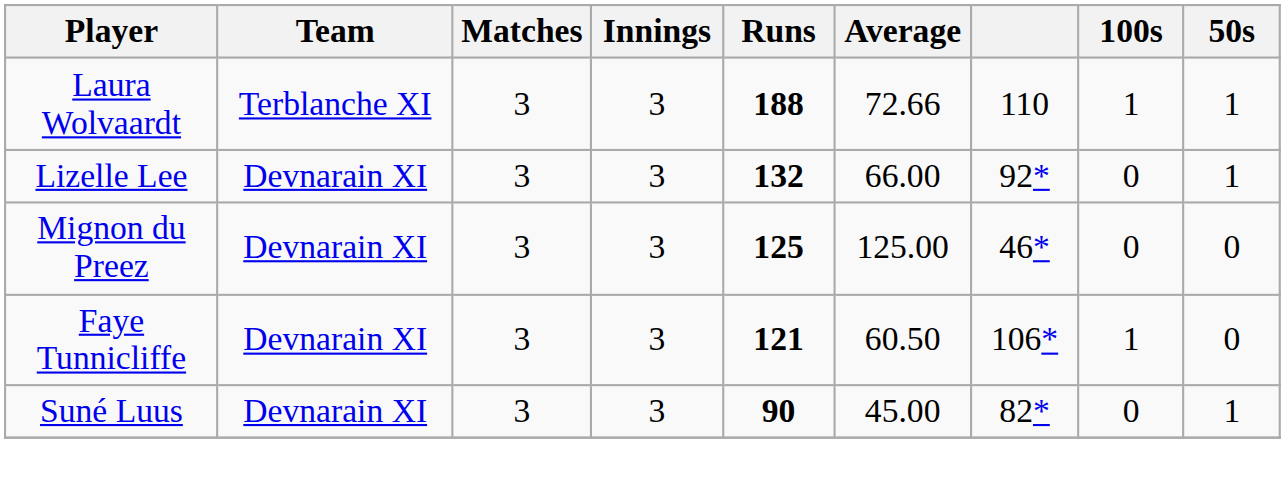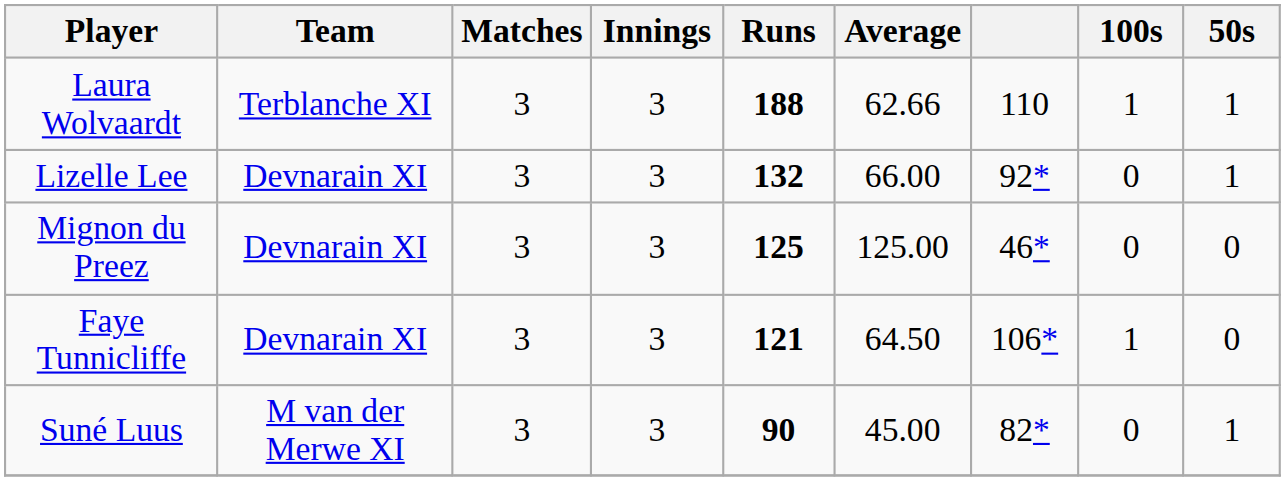(903, 103) 72.66 -> (903, 103) 62.66
(903, 338) 60.50 -> (903, 338) 64.50
(335, 410) Devnarain XI -> (335, 429) M van der Merwe XI
